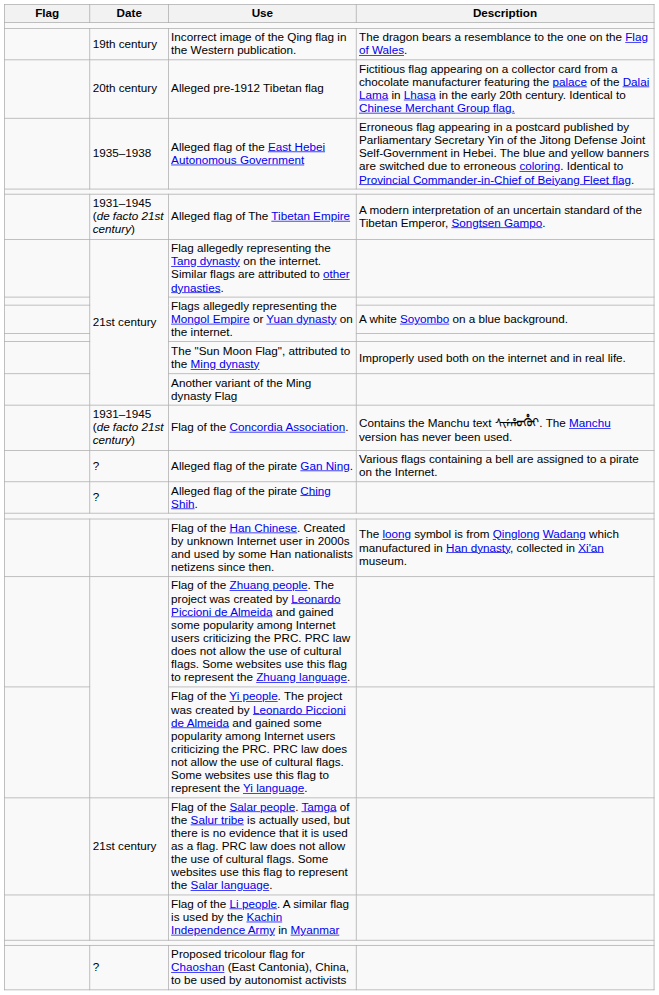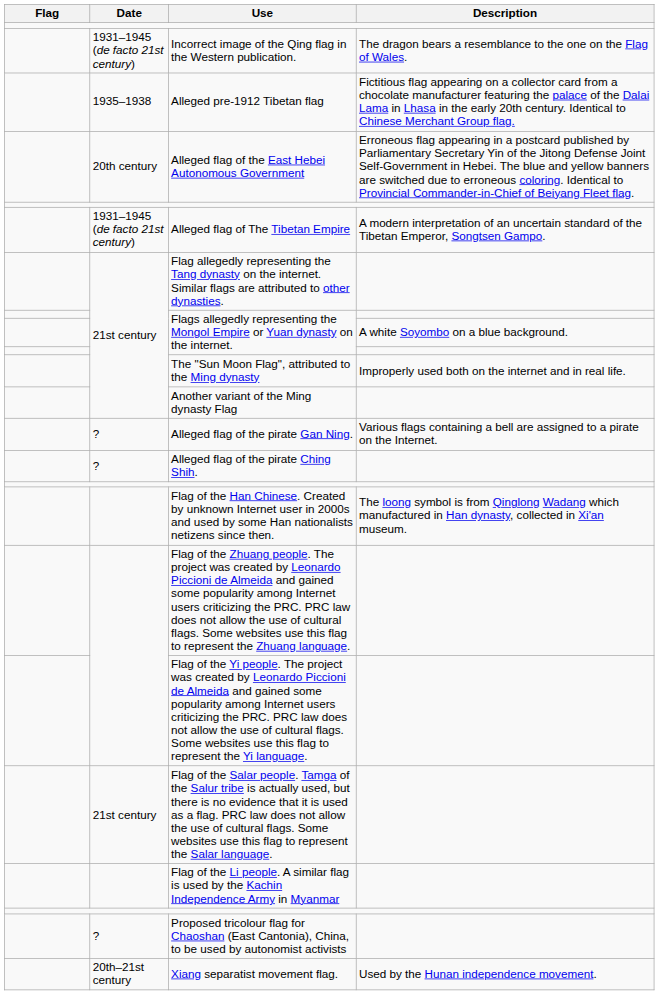(125, 44) 19th century -> (128, 50) 1931–1945 (de facto 21st century)
(125, 89) 20th century -> (122, 102) 1935–1938
(122, 153) 1935–1938 -> (125, 166) 20th century
- row: (260, 427)
+ row: (255, 974)
